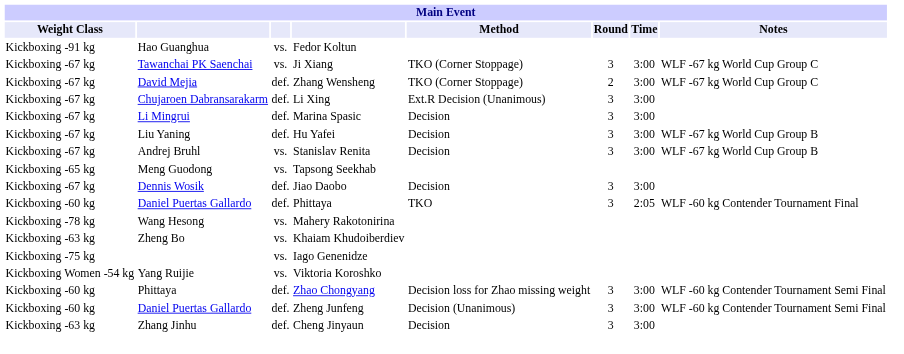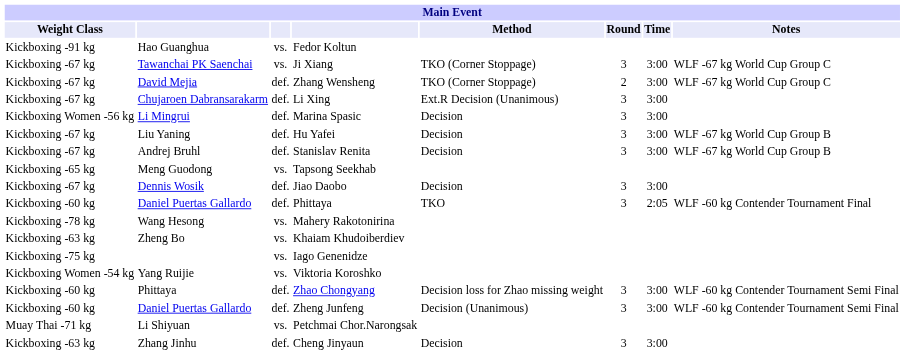(50, 117) Kickboxing -67 kg -> (70, 117) Kickboxing Women -56 kg
(281, 151) vs. -> (281, 151) def.
+ row: (355, 325)
